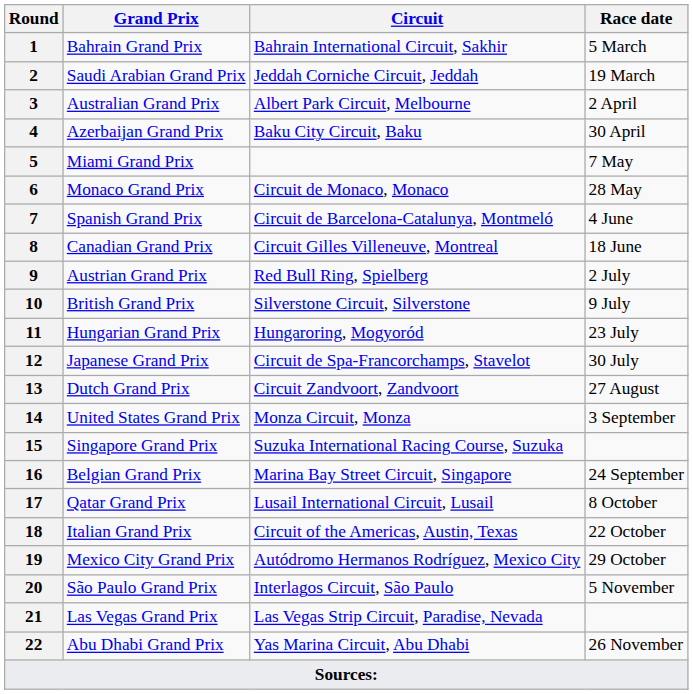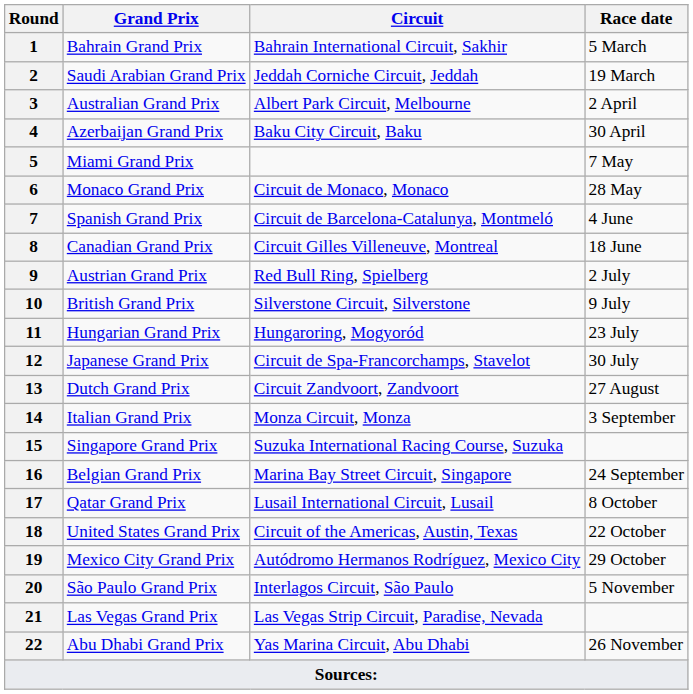(153, 417) United States Grand Prix -> (129, 417) Italian Grand Prix
(129, 531) Italian Grand Prix -> (153, 531) United States Grand Prix
